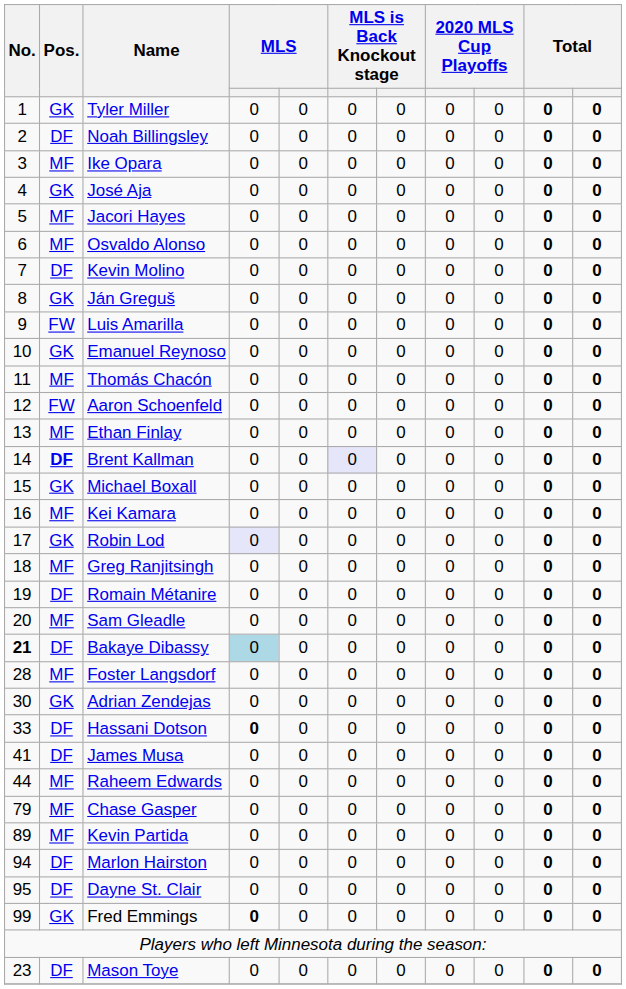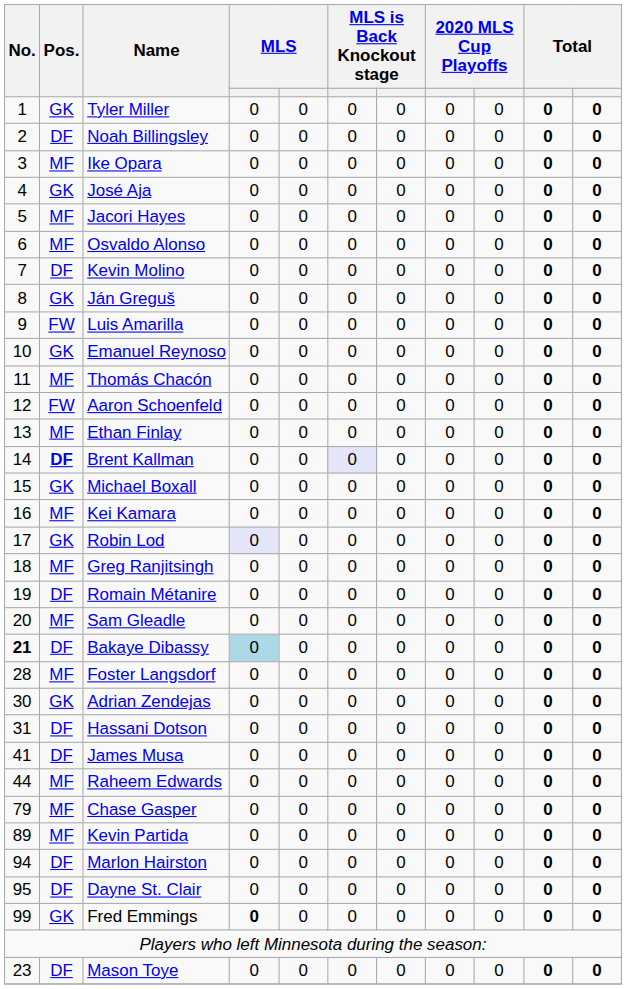(22, 728) 33 -> (22, 728) 31
(254, 728) bold -> (254, 728) normal
